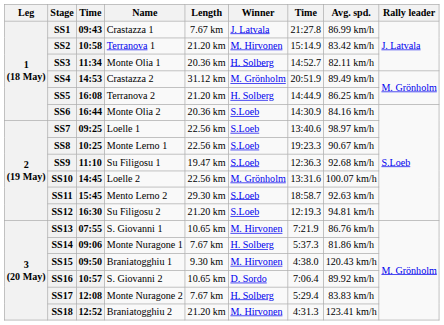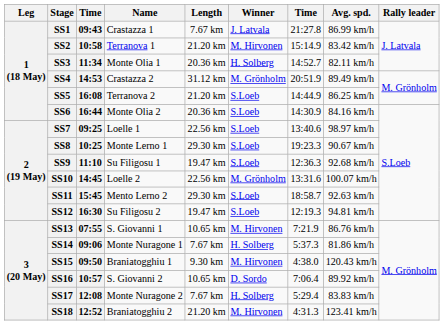(252, 96) H. Solberg -> (245, 96) S.Loeb
(207, 146) 22.56 km -> (207, 146) 29.30 km
(207, 212) 21.20 km -> (207, 212) 19.47 km
